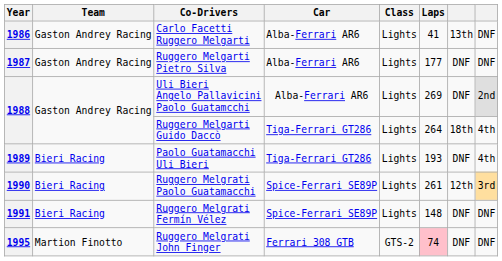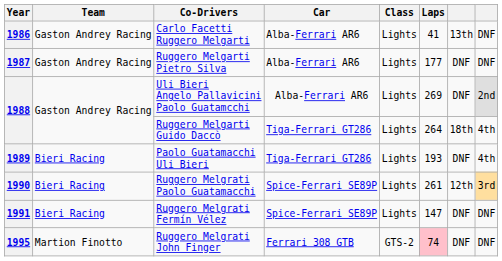(433, 214) 148 -> (433, 214) 147
